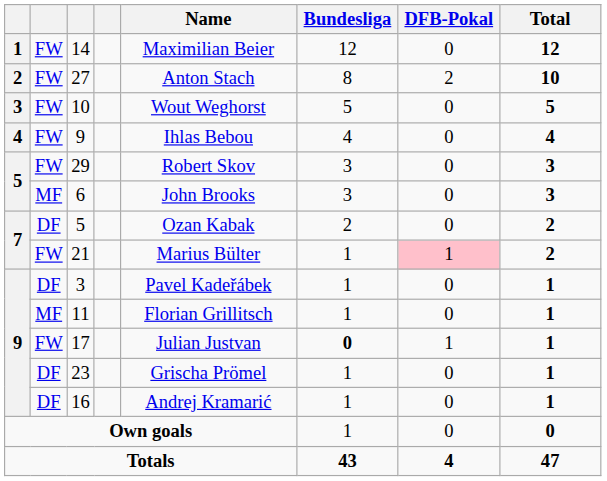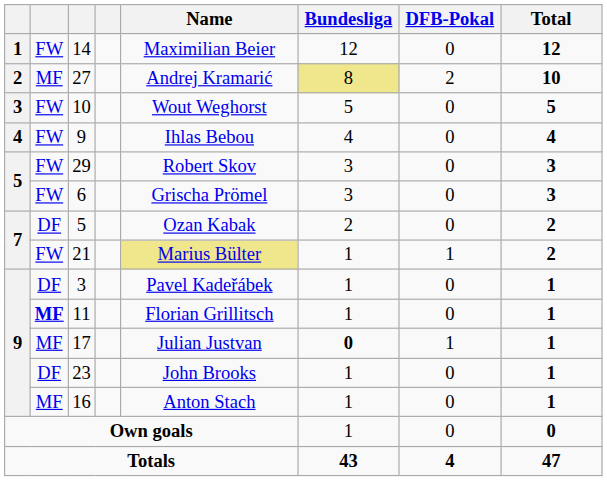(49, 78) FW -> (49, 78) MF
(208, 78) Anton Stach -> (209, 78) Andrej Kramarić
(347, 78) no background -> (348, 78) khaki background
(49, 195) MF -> (49, 195) FW
(208, 195) John Brooks -> (209, 195) Grischa Prömel
(208, 254) no background -> (209, 254) khaki background
(449, 254) pink background -> (450, 254) no background
(49, 313) normal -> (49, 313) bold
(49, 343) FW -> (49, 343) MF
(208, 372) Grischa Prömel -> (209, 372) John Brooks
(49, 401) DF -> (49, 401) MF
(208, 401) Andrej Kramarić -> (209, 401) Anton Stach
